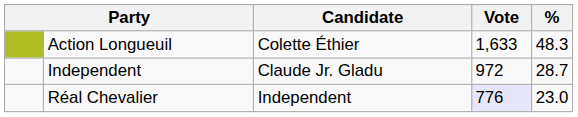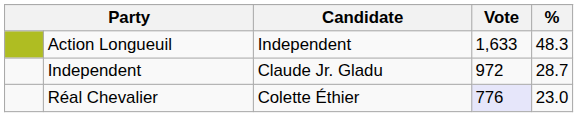(309, 44) Colette Éthier -> (304, 44) Independent
(304, 97) Independent -> (309, 97) Colette Éthier
